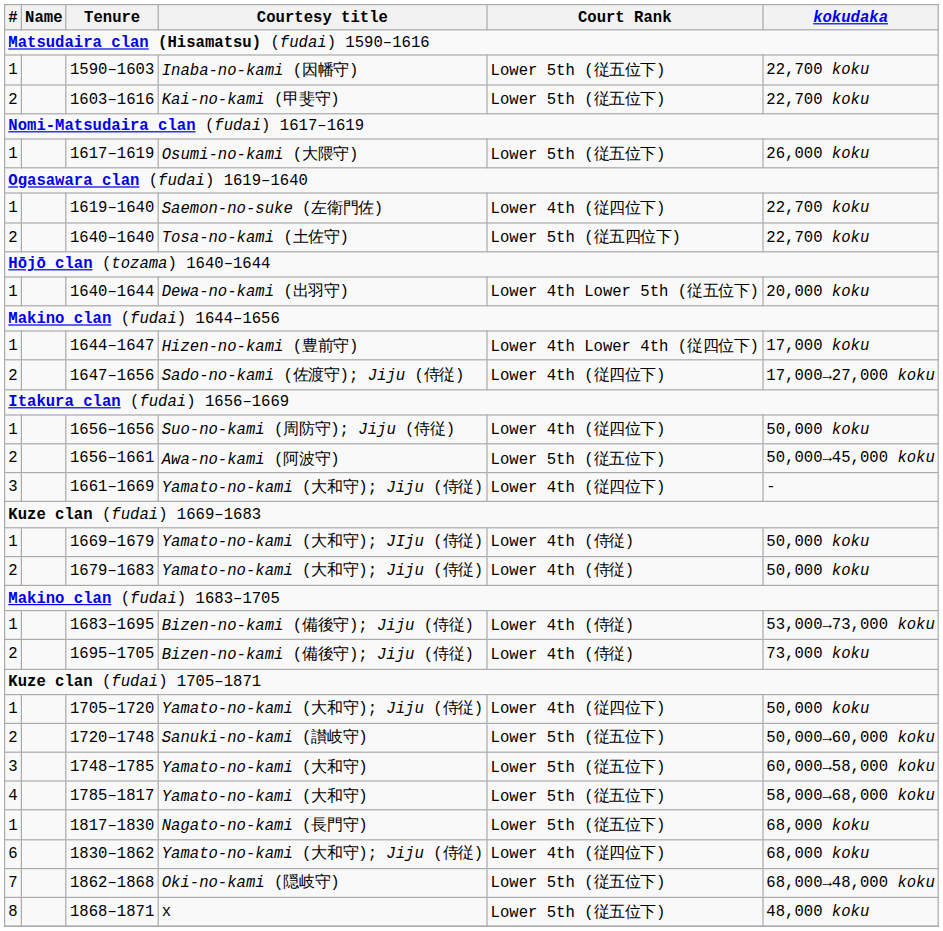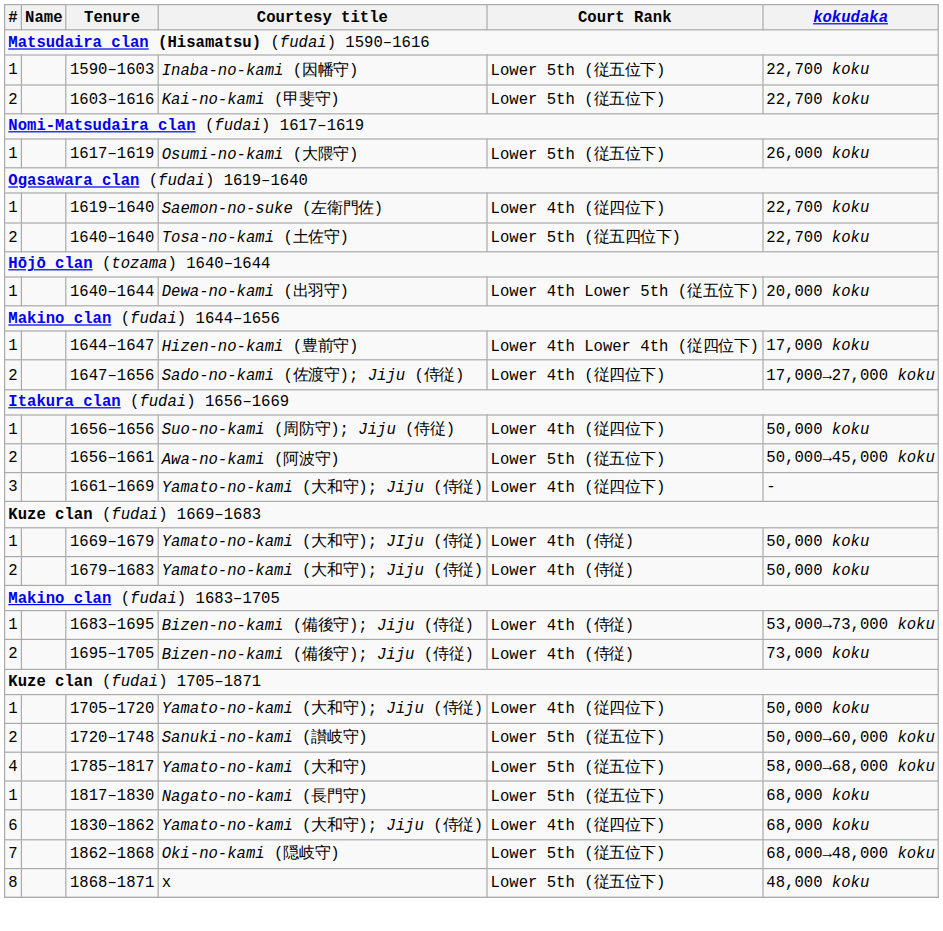- row: (112, 767)
